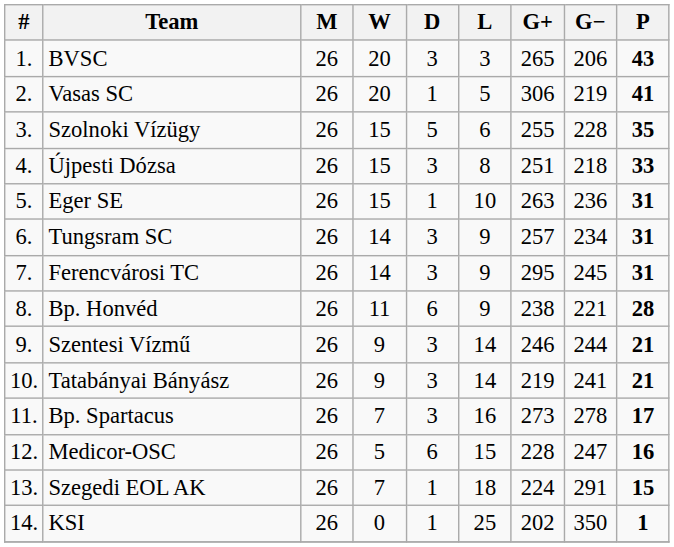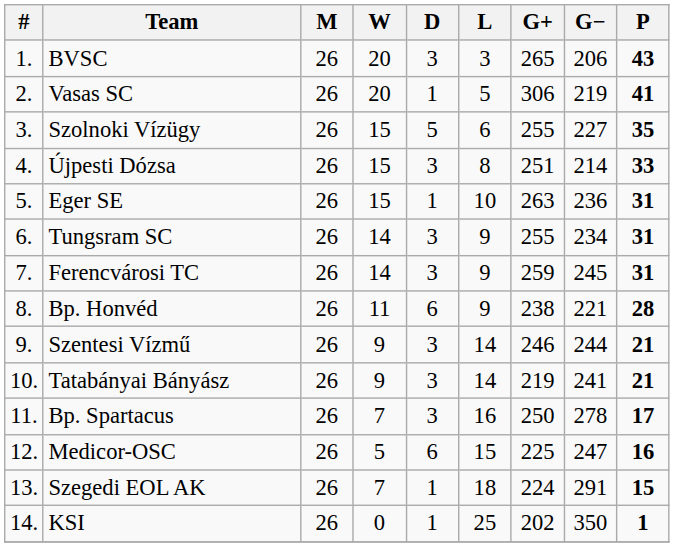(590, 129) 228 -> (590, 129) 227
(590, 165) 218 -> (590, 165) 214
(538, 237) 257 -> (538, 237) 255
(538, 272) 295 -> (538, 272) 259
(538, 415) 273 -> (538, 415) 250
(538, 451) 228 -> (538, 451) 225
